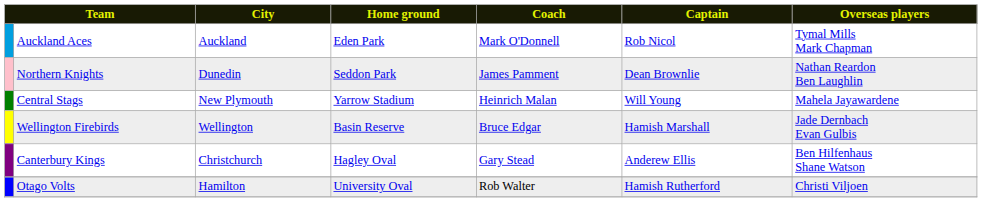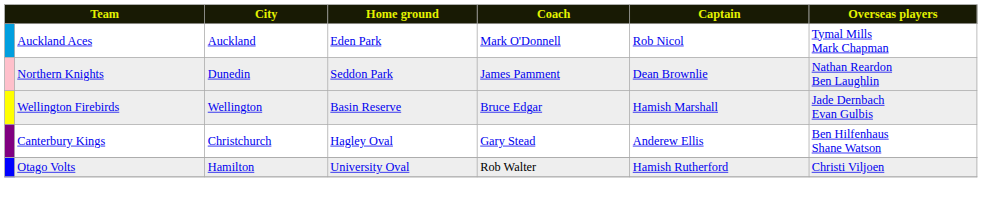- row: (50, 100)
